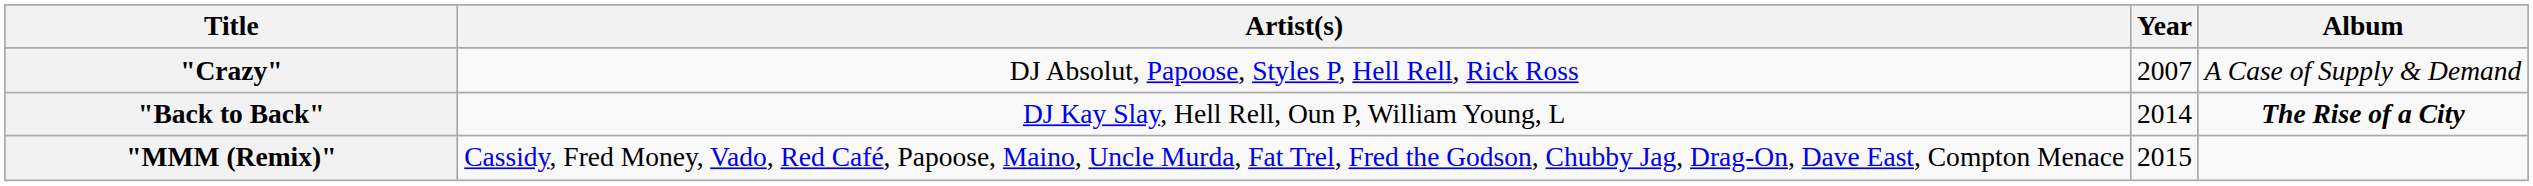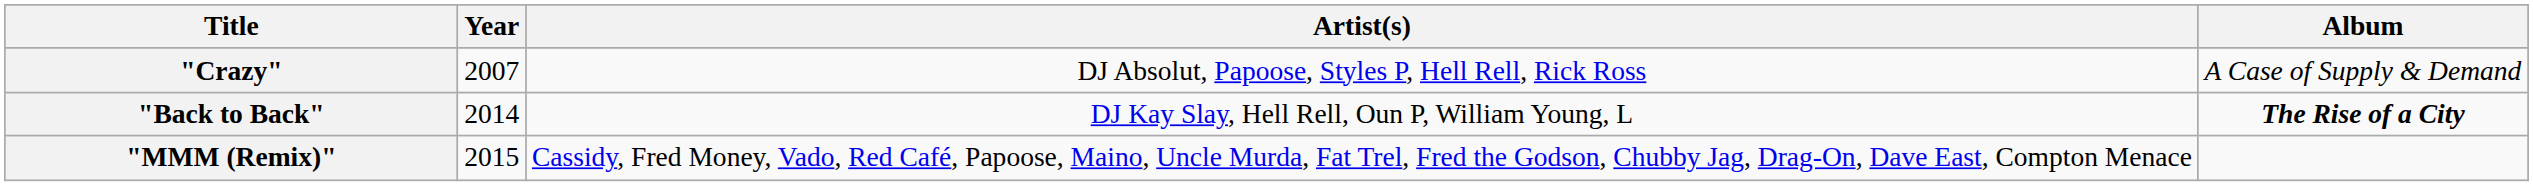columns swapped: (2164, 26) <-> (1294, 26)
